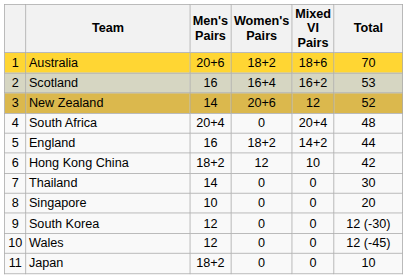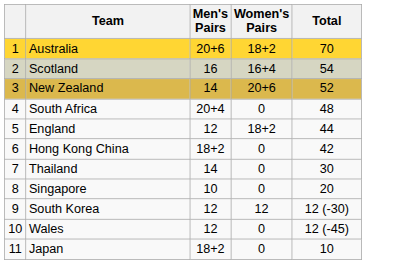- column: (313, 28)
(368, 83) 53 -> (327, 68) 54
(210, 143) 16 -> (210, 128) 12
(262, 163) 12 -> (262, 149) 0
(262, 223) 0 -> (262, 209) 12
